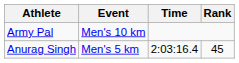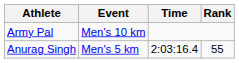(217, 50) 45 -> (217, 50) 55
